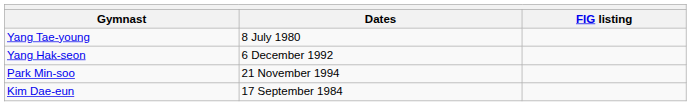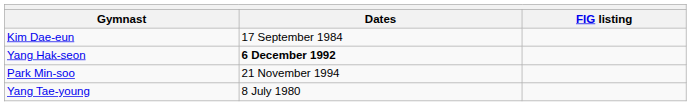rows swapped: (41, 92) <-> (48, 37)
(287, 55) normal -> (289, 55) bold
